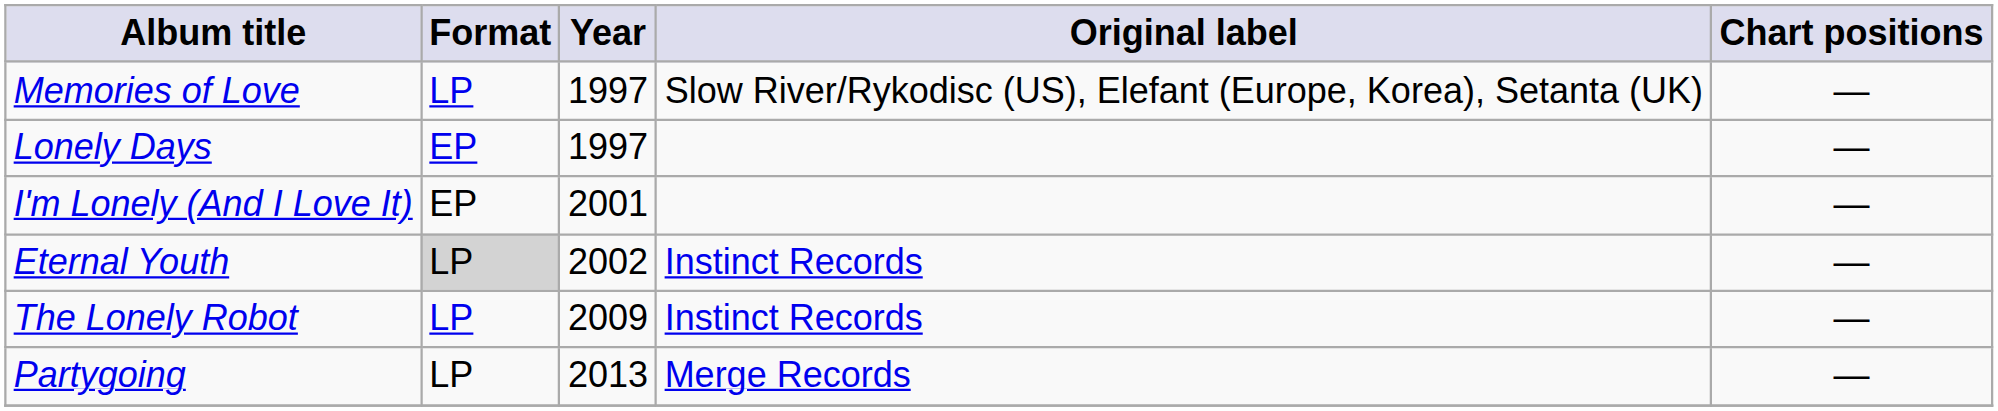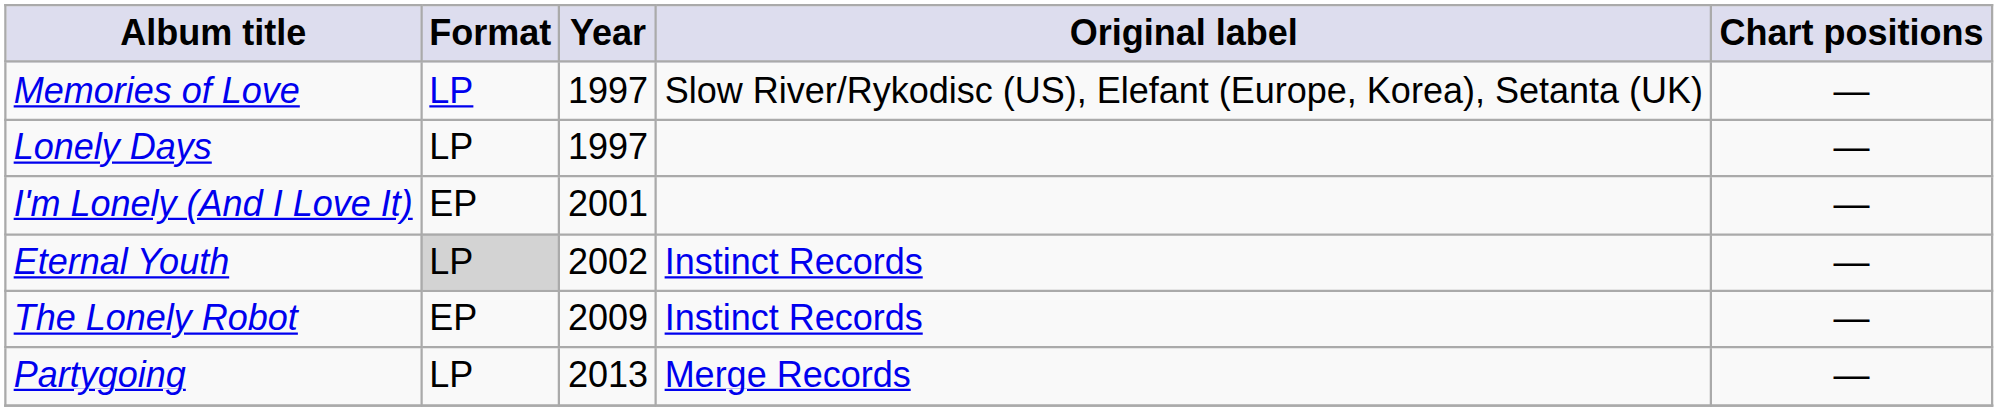(453, 147) EP -> (451, 147) LP
(451, 318) LP -> (453, 318) EP
